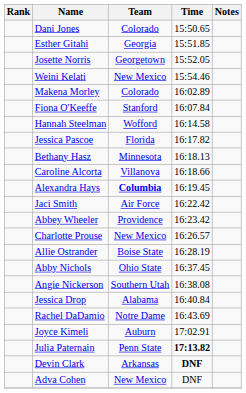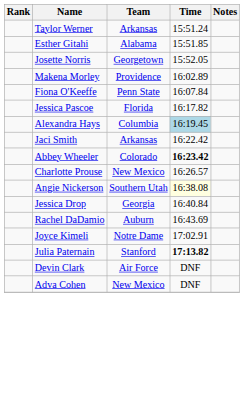- row: (57, 28)
+ row: (64, 28)
(140, 44) Georgia -> (138, 44) Alabama
- row: (60, 76)
(140, 92) Colorado -> (138, 76) Providence
(140, 108) Stanford -> (138, 92) Penn State
- row: (71, 124)
- row: (63, 156)
- row: (68, 172)
(140, 188) bold -> (138, 124) normal
(192, 188) no background -> (190, 124) lightblue background
(140, 204) Air Force -> (138, 140) Arkansas
(140, 220) Providence -> (138, 156) Colorado
(192, 220) normal -> (190, 156) bold
- row: (66, 252)
- row: (63, 268)
(192, 284) no background -> (190, 188) lightyellow background
(140, 300) Alabama -> (138, 204) Georgia
(140, 316) Notre Dame -> (138, 220) Auburn
(140, 332) Auburn -> (138, 236) Notre Dame
(140, 348) Penn State -> (138, 252) Stanford
(140, 364) Arkansas -> (138, 268) Air Force
(192, 364) bold -> (190, 268) normal
